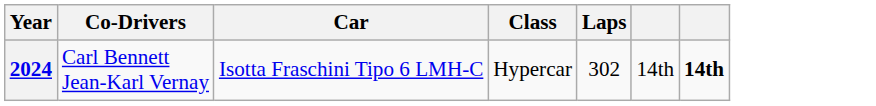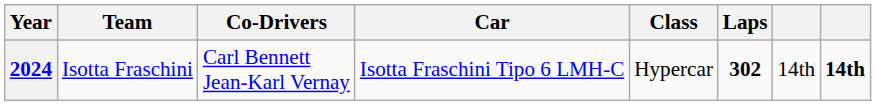+ column: (127, 22)
(604, 69) normal -> (745, 69) bold
